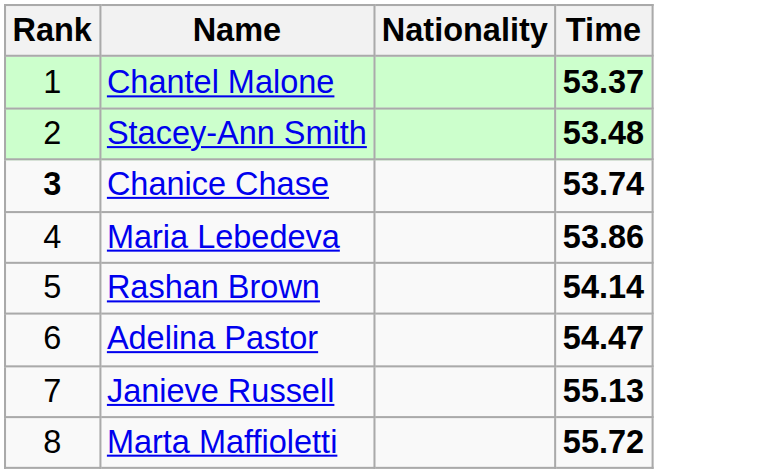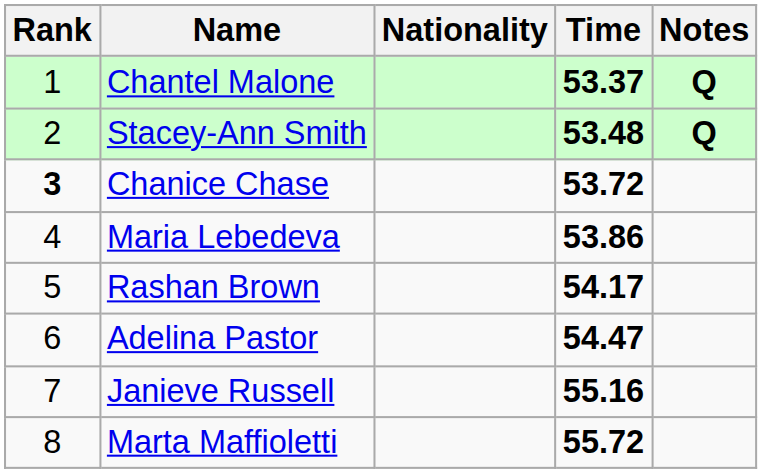+ column: (704, 30)
(604, 184) 53.74 -> (604, 184) 53.72
(604, 287) 54.14 -> (604, 287) 54.17
(604, 390) 55.13 -> (604, 390) 55.16
